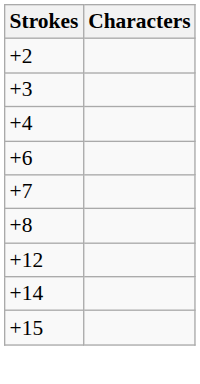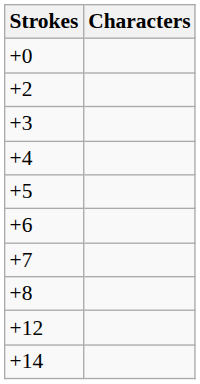+ row: (21, 55)
+ row: (21, 191)
- row: (26, 327)
